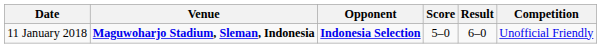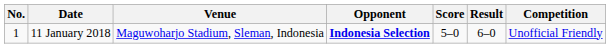+ column: (16, 14)
(204, 33) bold -> (220, 33) normal
